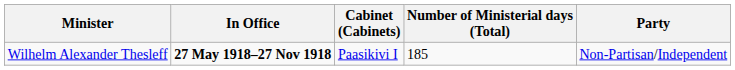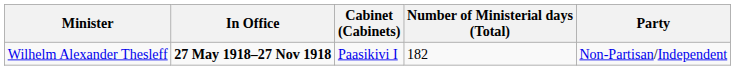(418, 53) 185 -> (418, 53) 182
